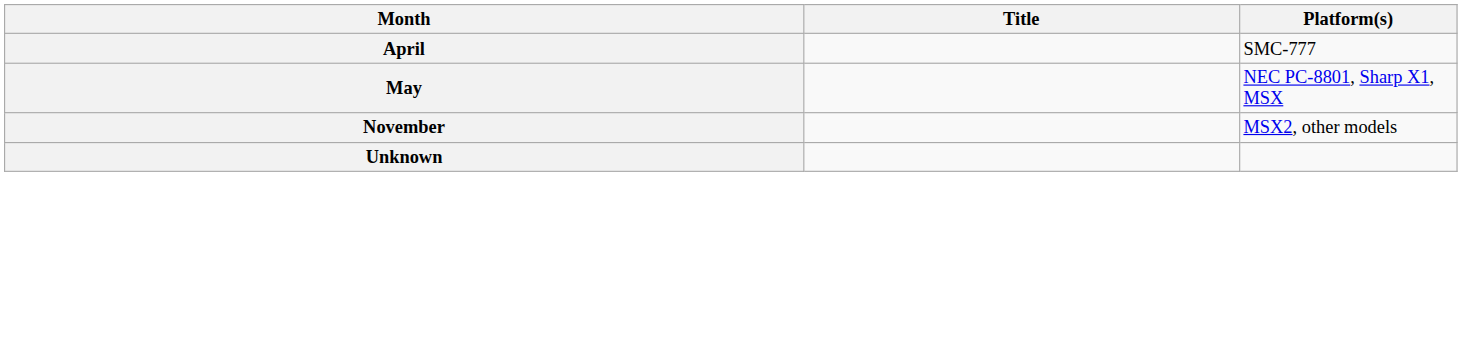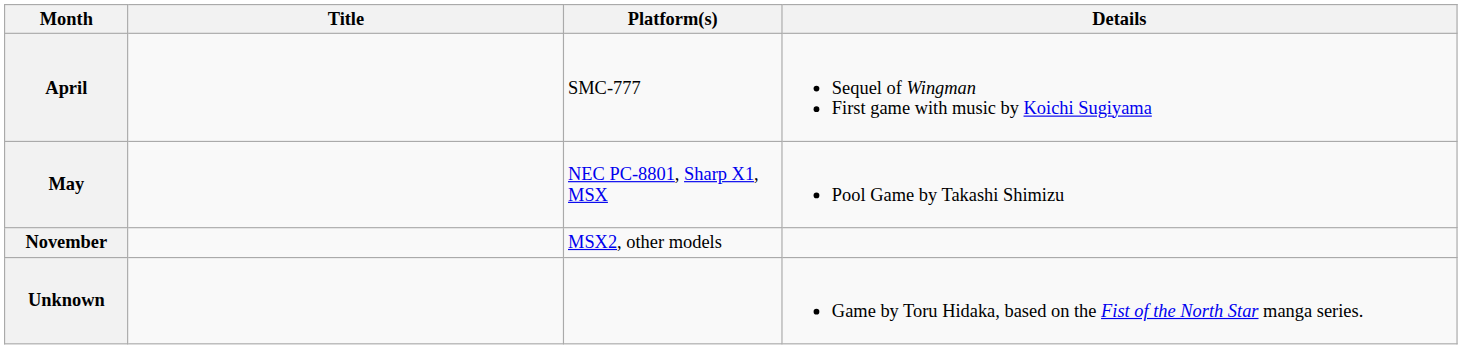+ column: (1119, 19)
